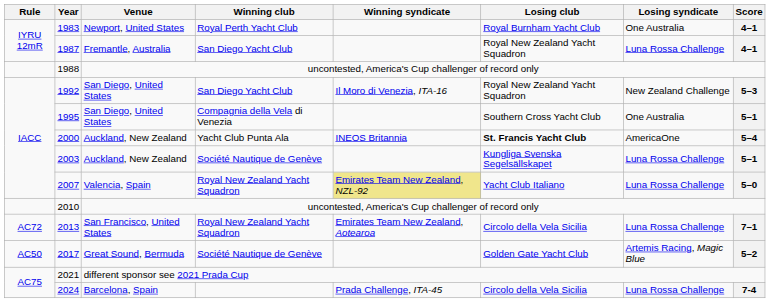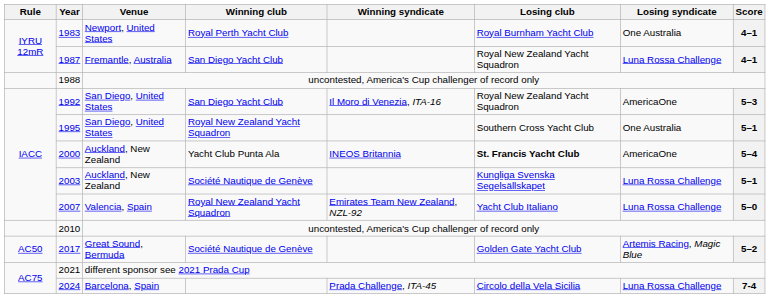(678, 90) New Zealand Challenge -> (650, 101) AmericaOne
(250, 117) Compagnia della Vela di Venezia -> (244, 128) Royal New Zealand Yacht Squadron
(399, 185) khaki background -> (393, 207) no background
- row: (68, 227)
